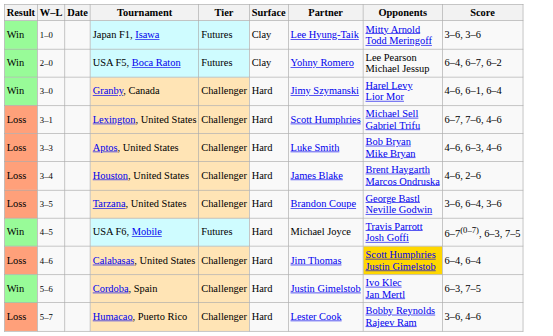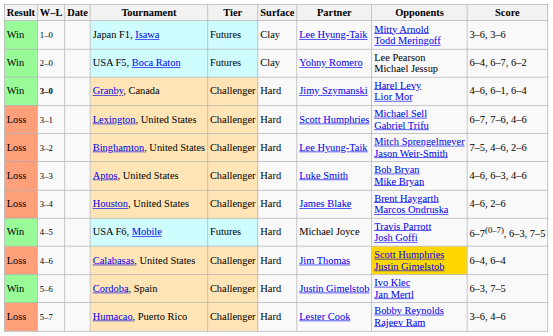(46, 92) normal -> (46, 91) bold
+ row: (149, 147)
- row: (140, 204)
